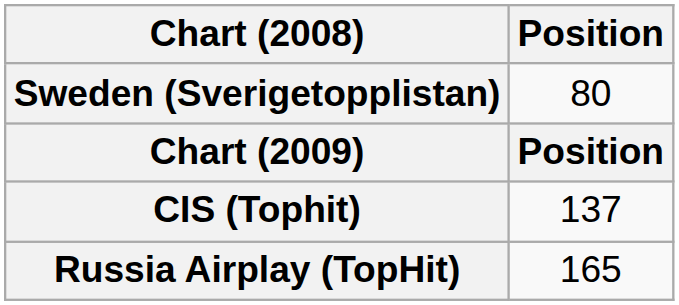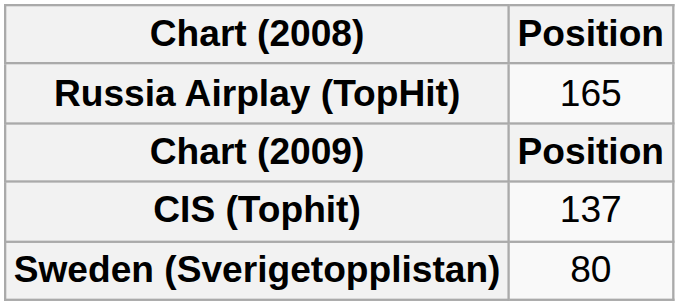rows swapped: (257, 92) <-> (257, 269)
